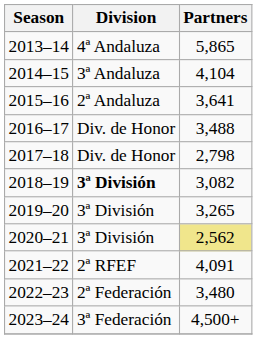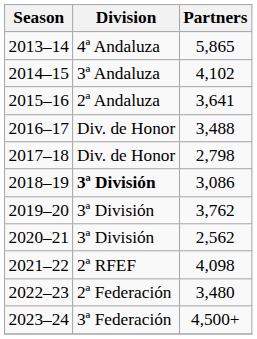(215, 73) 4,104 -> (215, 73) 4,102
(215, 182) 3,082 -> (215, 182) 3,086
(215, 210) 3,265 -> (215, 210) 3,762
(215, 237) khaki background -> (215, 237) no background
(215, 264) 4,091 -> (215, 264) 4,098
